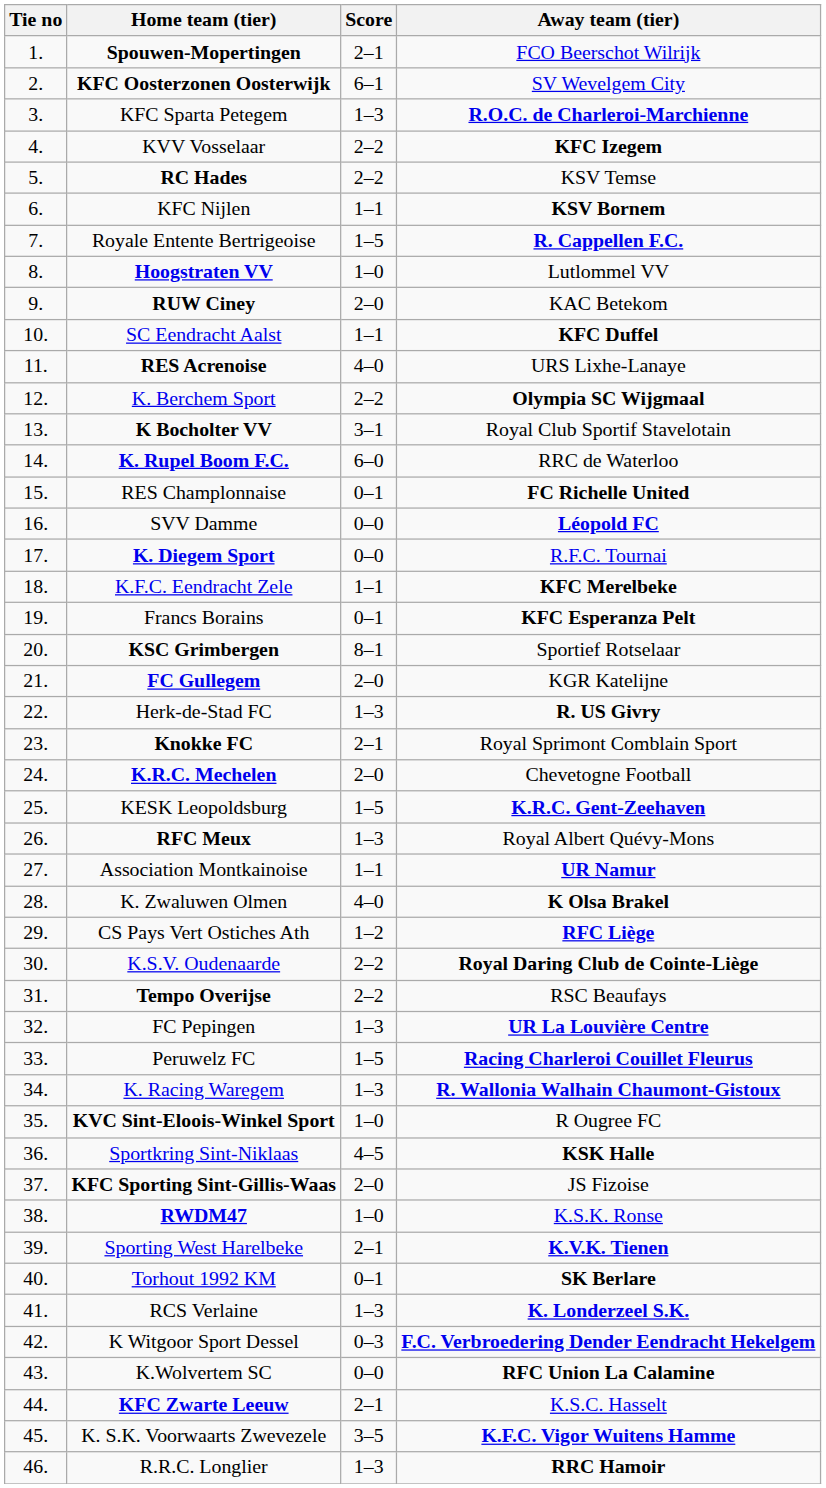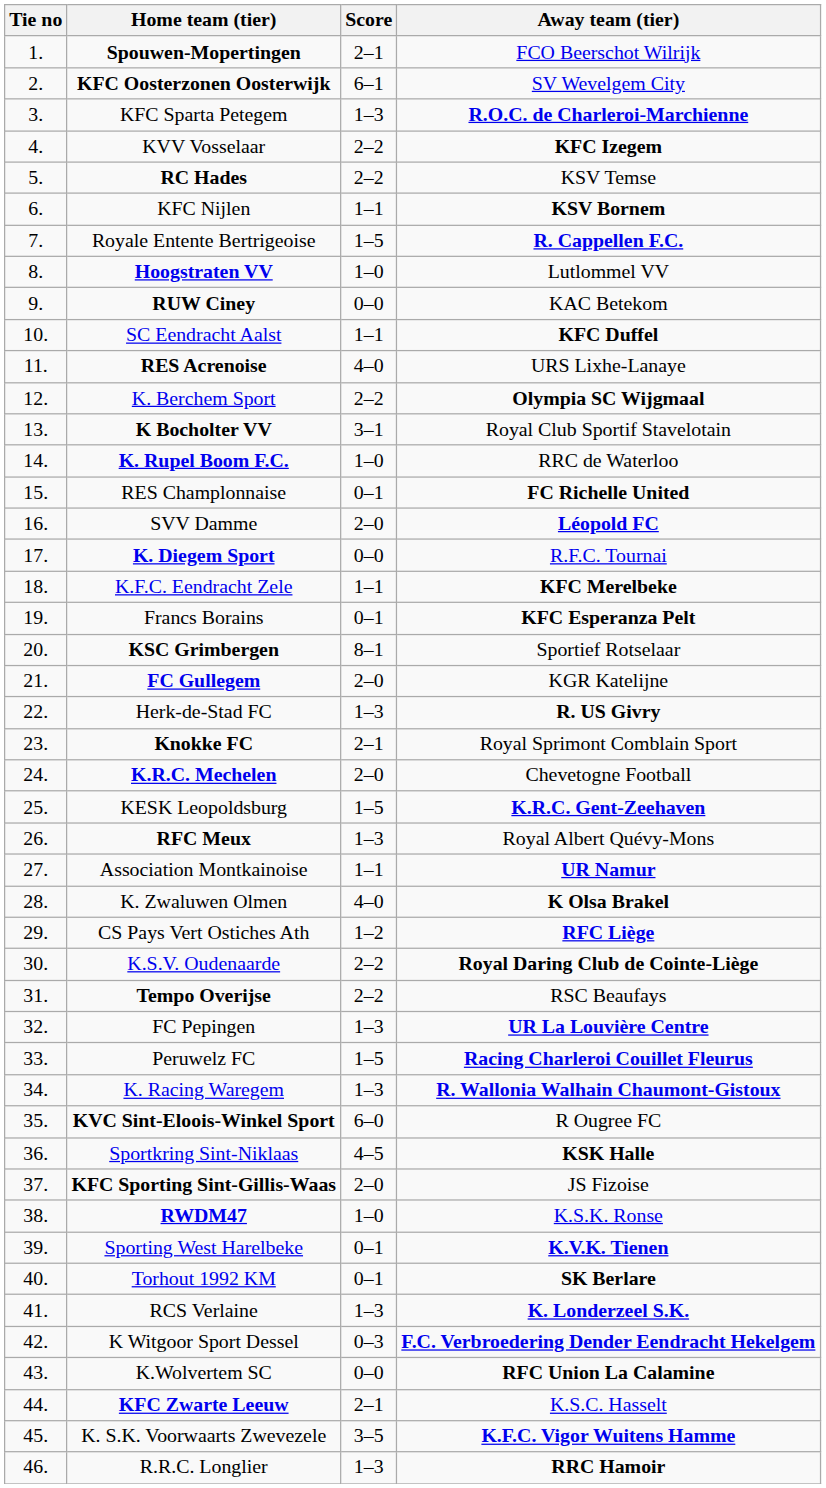(369, 303) 2–0 -> (369, 303) 0–0
(369, 460) 6–0 -> (369, 460) 1–0
(369, 523) 0–0 -> (369, 523) 2–0
(369, 1121) 1–0 -> (369, 1121) 6–0
(369, 1247) 2–1 -> (369, 1247) 0–1
